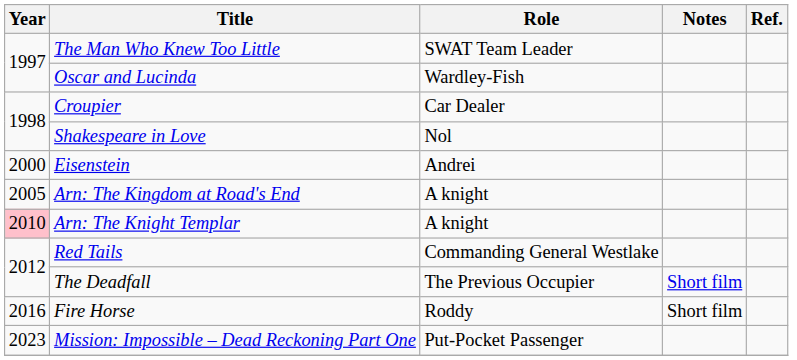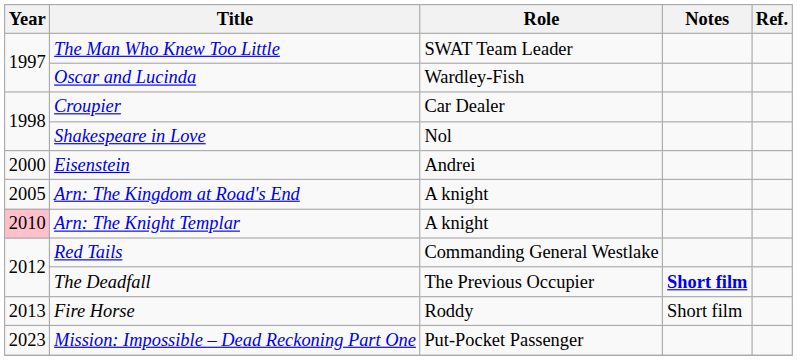(705, 281) normal -> (707, 281) bold
(27, 310) 2016 -> (27, 310) 2013
